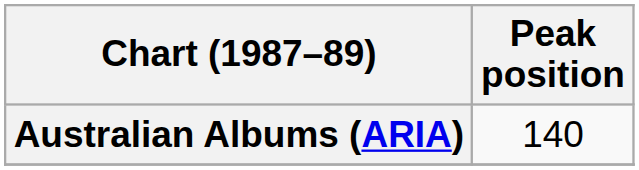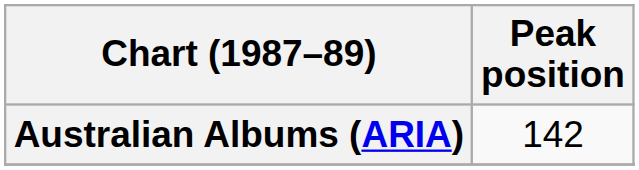(553, 134) 140 -> (553, 134) 142
